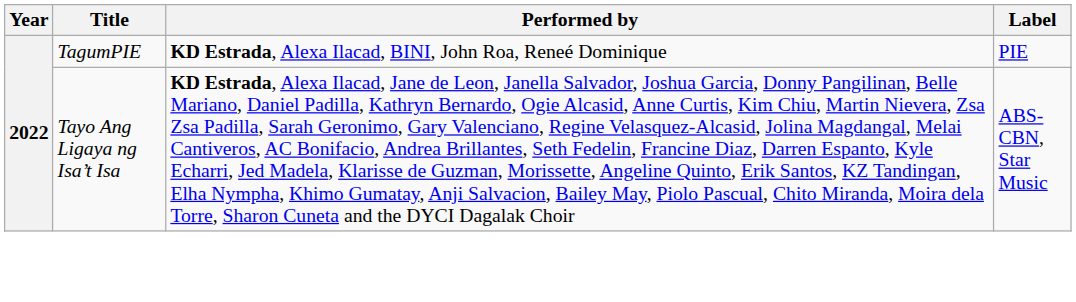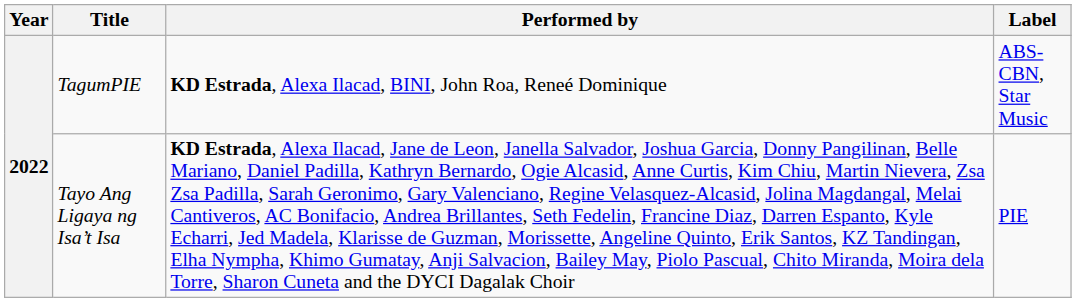(1013, 51) PIE -> (1023, 84) ABS-CBN, Star Music
(1023, 148) ABS-CBN, Star Music -> (1013, 215) PIE
